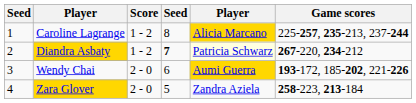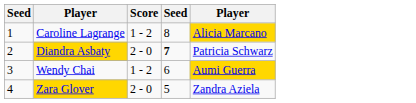- column: (343, 13)
(141, 51) 1 - 2 -> (141, 51) 2 - 0
(233, 51) lightyellow background -> (233, 51) no background
(141, 70) 2 - 0 -> (141, 70) 1 - 2
